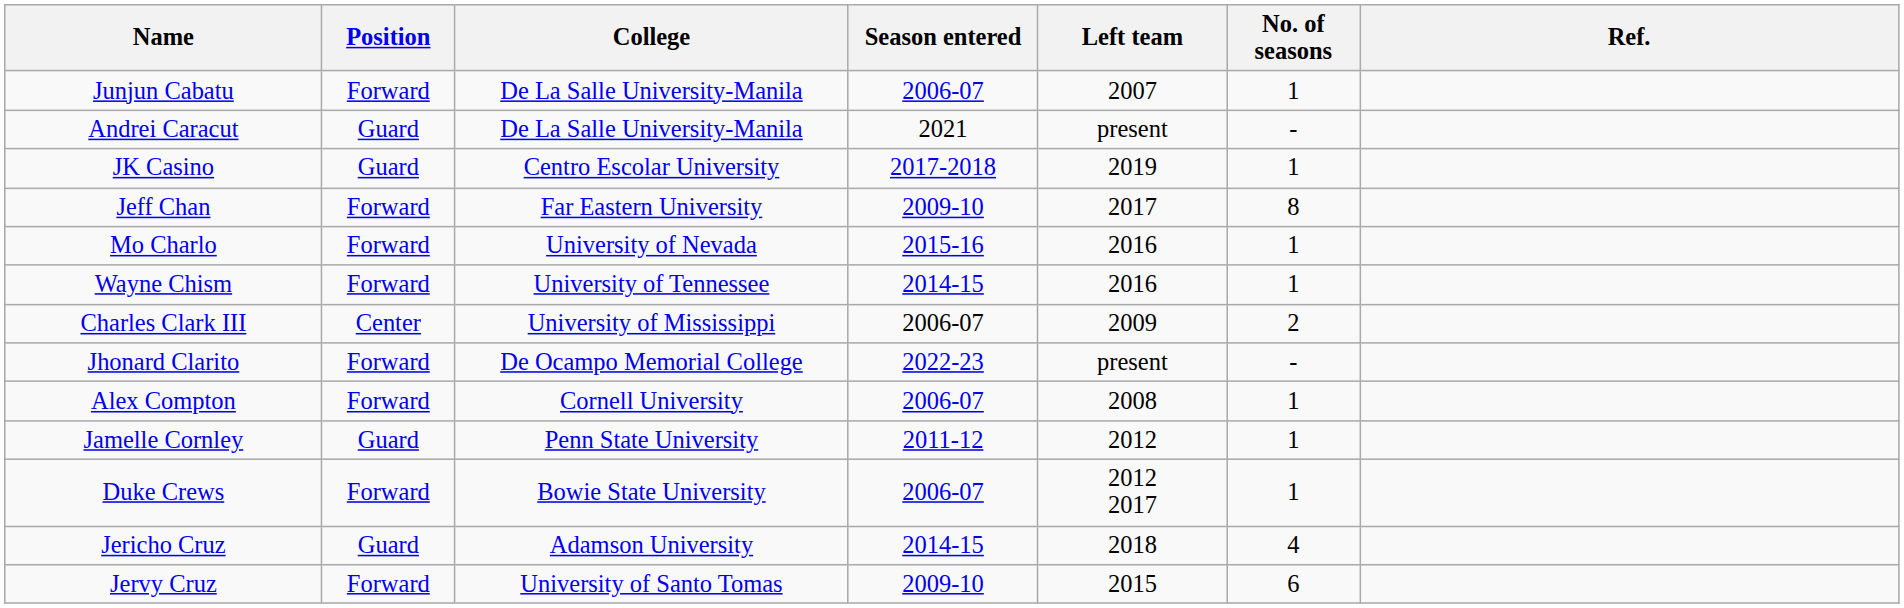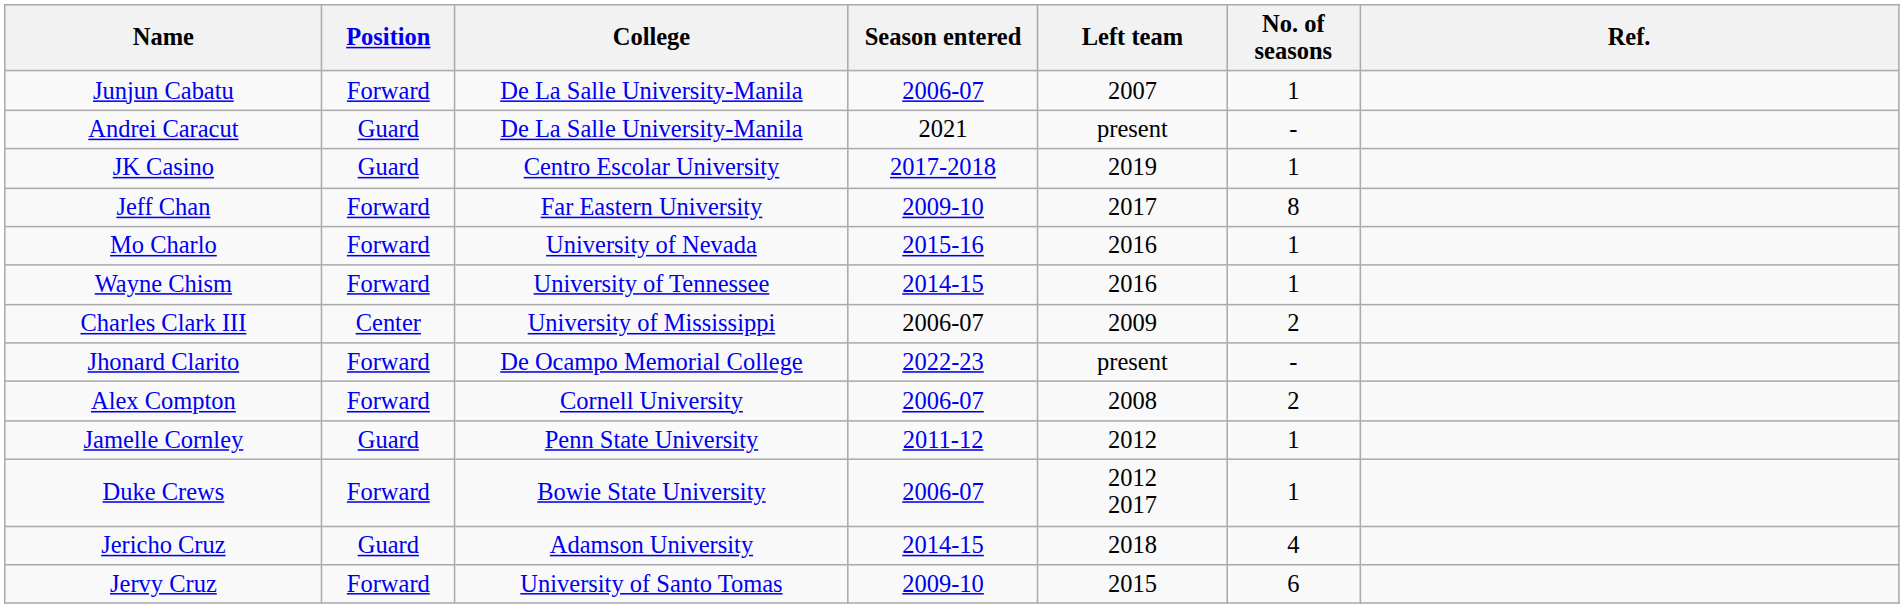(1293, 400) 1 -> (1293, 400) 2
